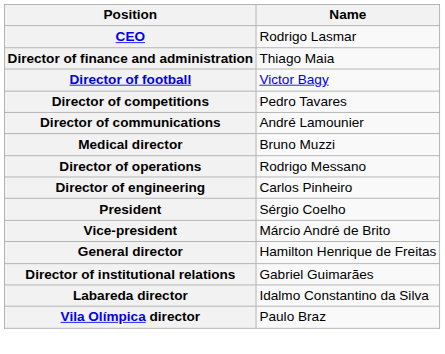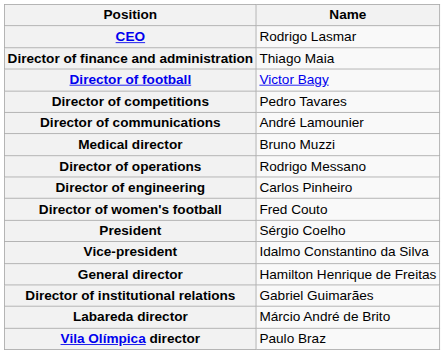+ row: (130, 209)
(325, 230) Márcio André de Brito -> (344, 252) Idalmo Constantino da Silva
(344, 295) Idalmo Constantino da Silva -> (325, 317) Márcio André de Brito
